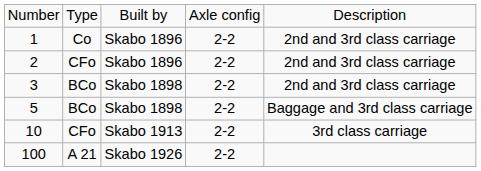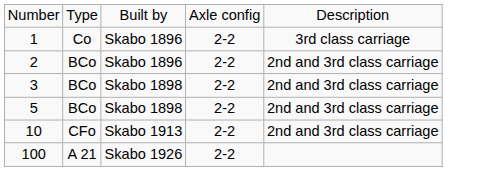(370, 39) 2nd and 3rd class carriage -> (353, 39) 3rd class carriage
(82, 62) CFo -> (82, 62) BCo
(370, 108) Baggage and 3rd class carriage -> (353, 108) 2nd and 3rd class carriage
(370, 131) 3rd class carriage -> (353, 131) 2nd and 3rd class carriage
